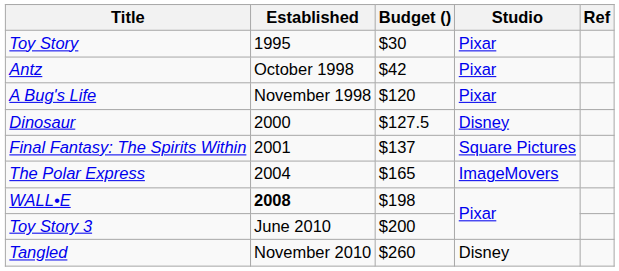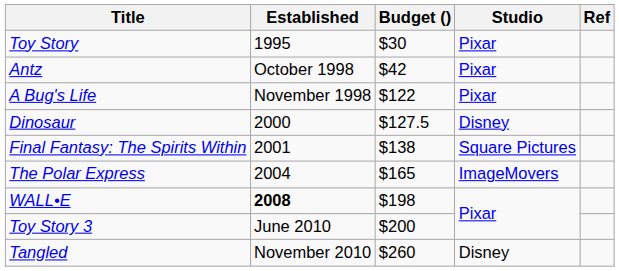(397, 95) $120 -> (397, 95) $122
(397, 148) $137 -> (397, 148) $138
